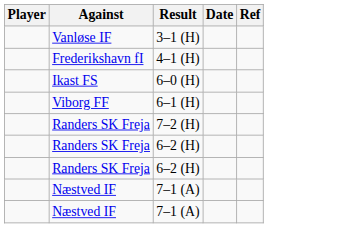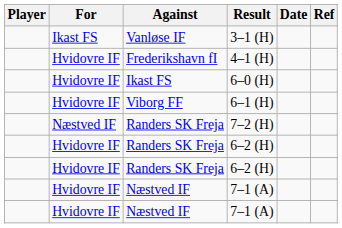+ column: (86, 15)
